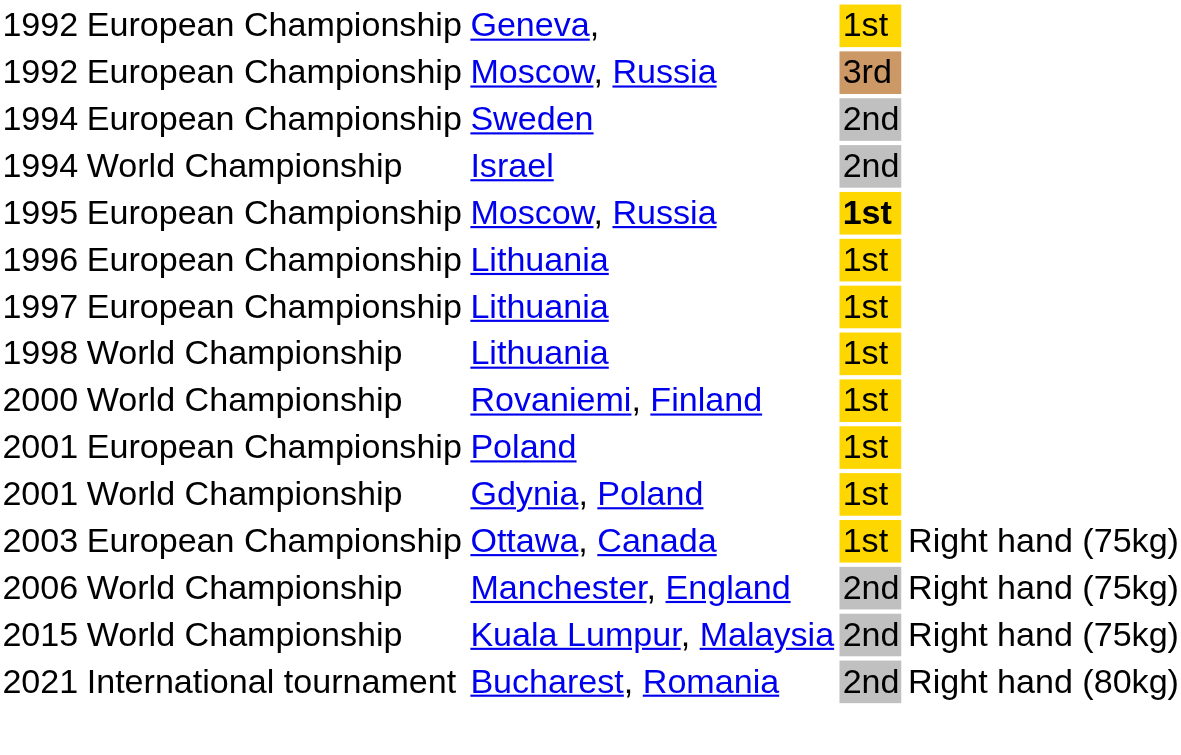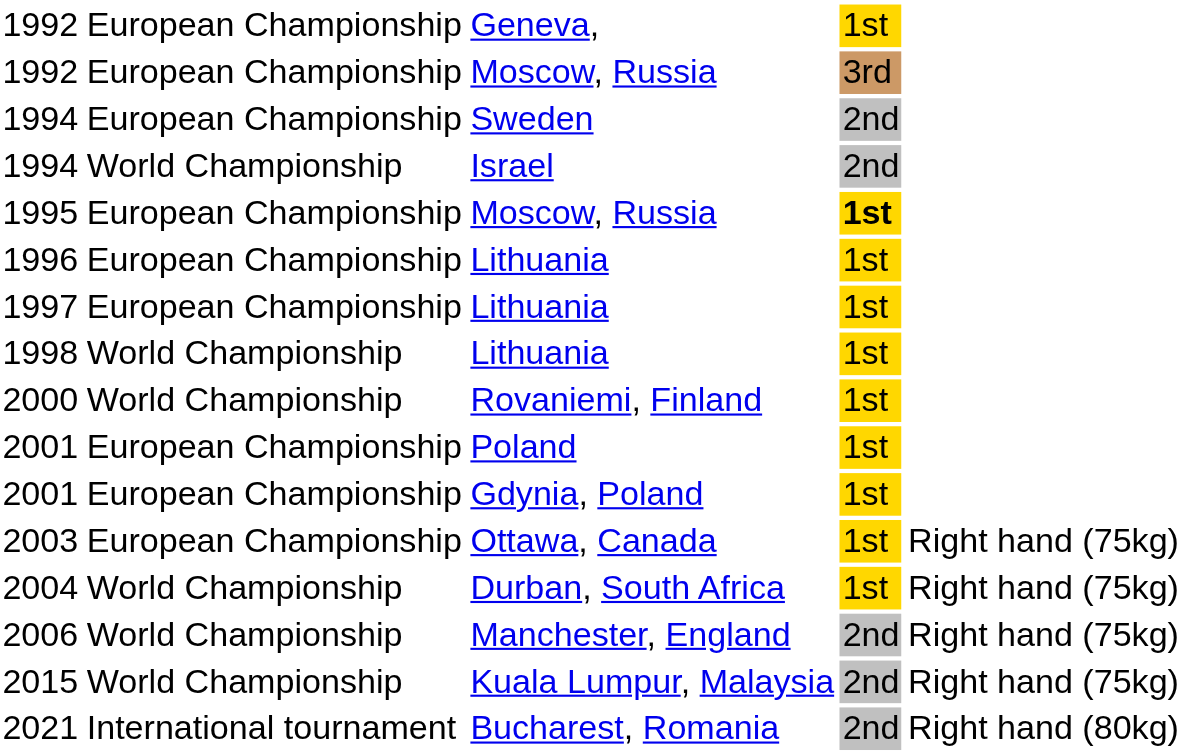(245, 493) World Championship -> (274, 493) European Championship
+ row: (40, 587)
